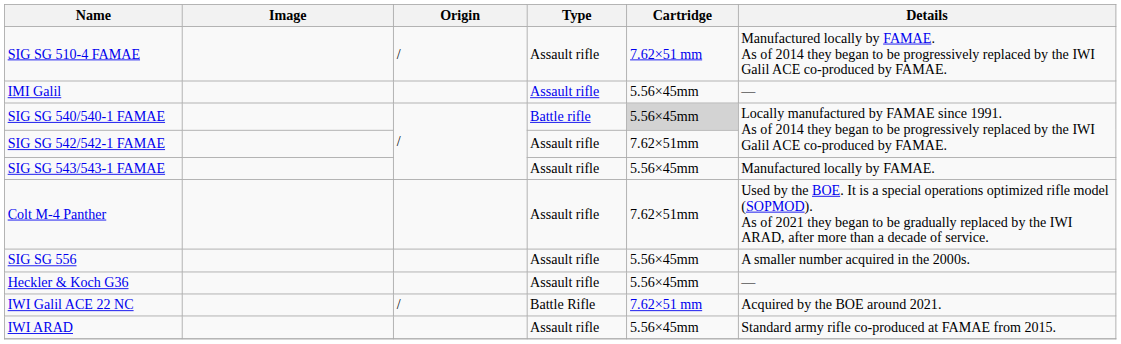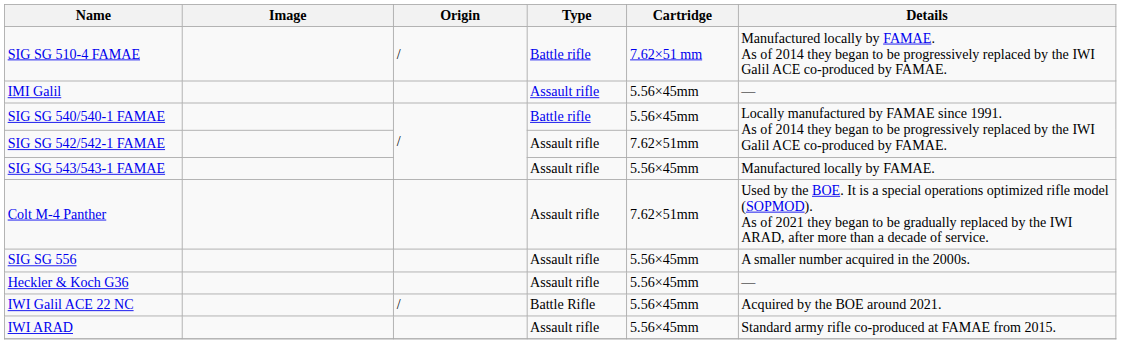(565, 53) Assault rifle -> (560, 53) Battle rifle
(664, 116) lightgrey background -> (664, 116) no background
(666, 305) 7.62×51 mm -> (664, 305) 5.56×45mm
